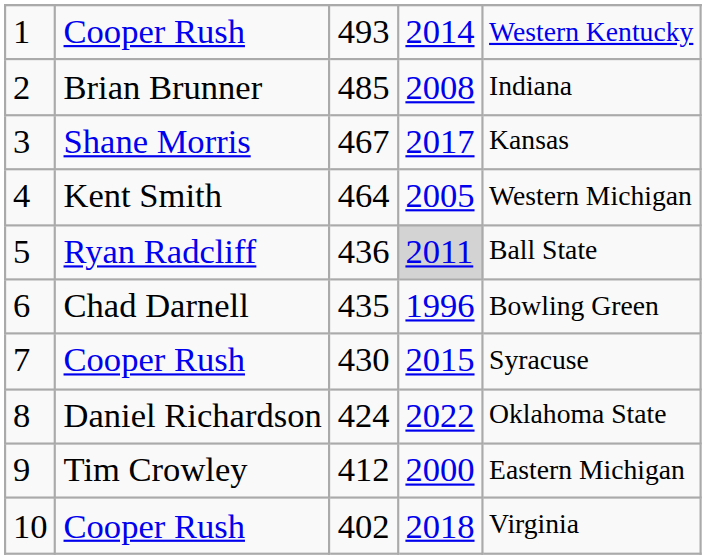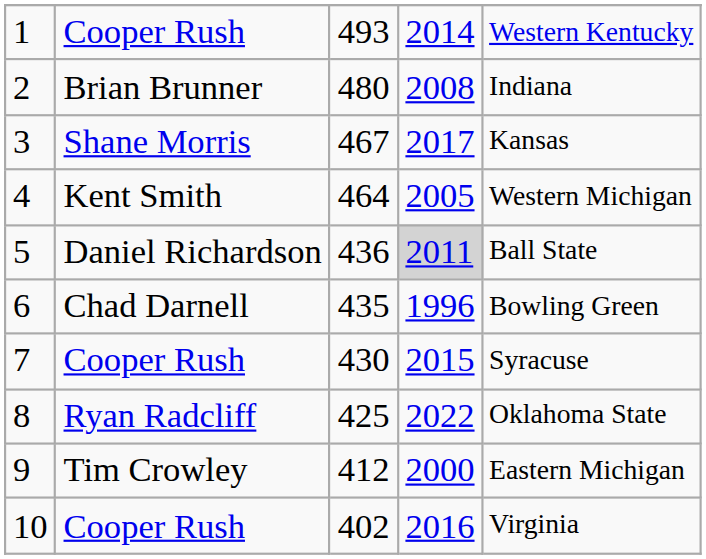(364, 86) 485 -> (364, 86) 480
(160, 251) Ryan Radcliff -> (193, 251) Daniel Richardson
(193, 415) Daniel Richardson -> (160, 415) Ryan Radcliff
(364, 415) 424 -> (364, 415) 425
(440, 525) 2018 -> (440, 525) 2016
